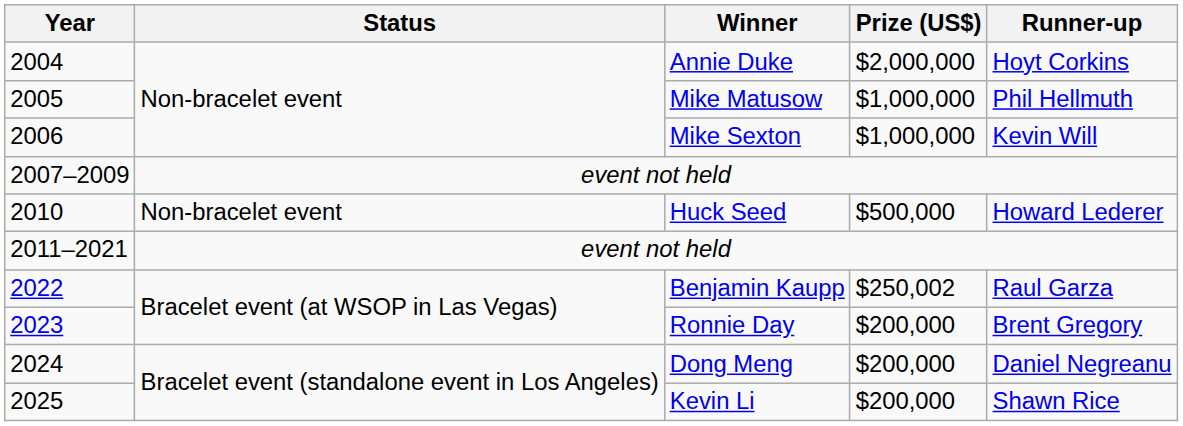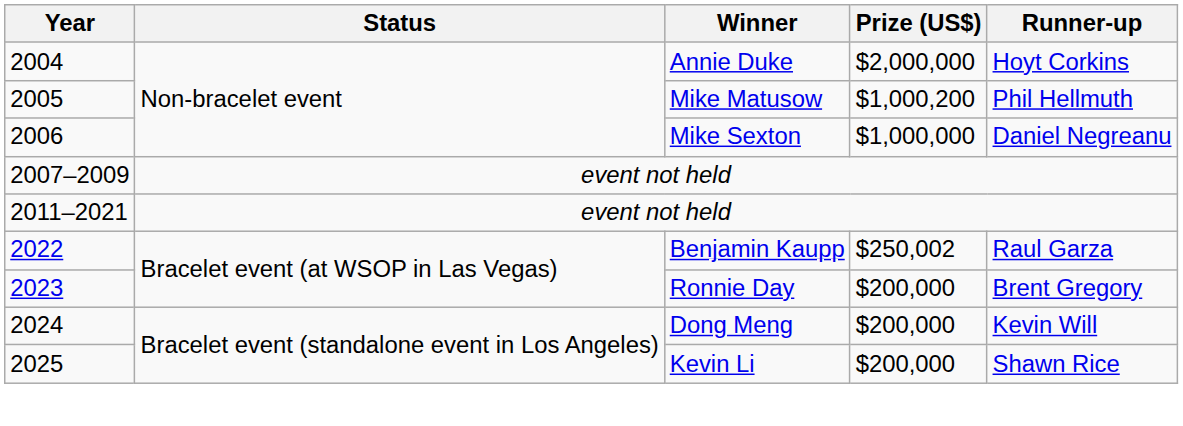(915, 99) $1,000,000 -> (915, 99) $1,000,200
(1045, 136) Kevin Will -> (1082, 136) Daniel Negreanu
- row: (37, 212)
(1082, 363) Daniel Negreanu -> (1045, 325) Kevin Will
